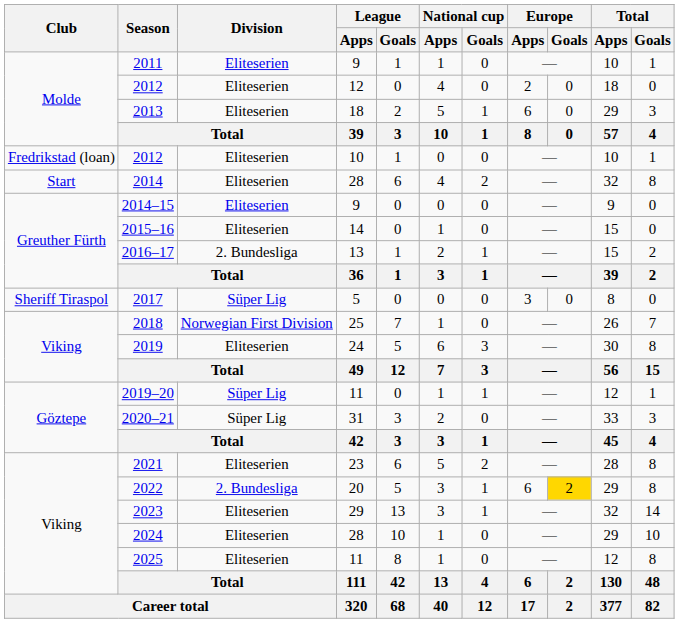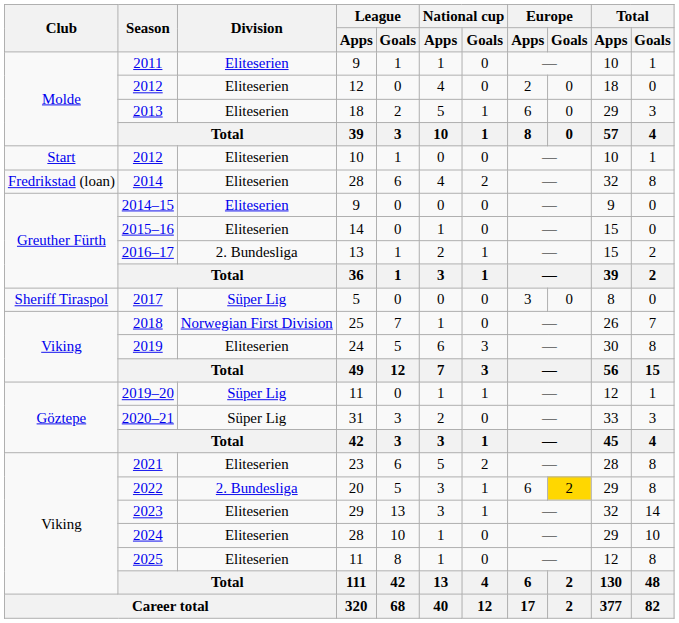(61, 157) Fredrikstad (loan) -> (61, 157) Start
(61, 181) Start -> (61, 181) Fredrikstad (loan)
